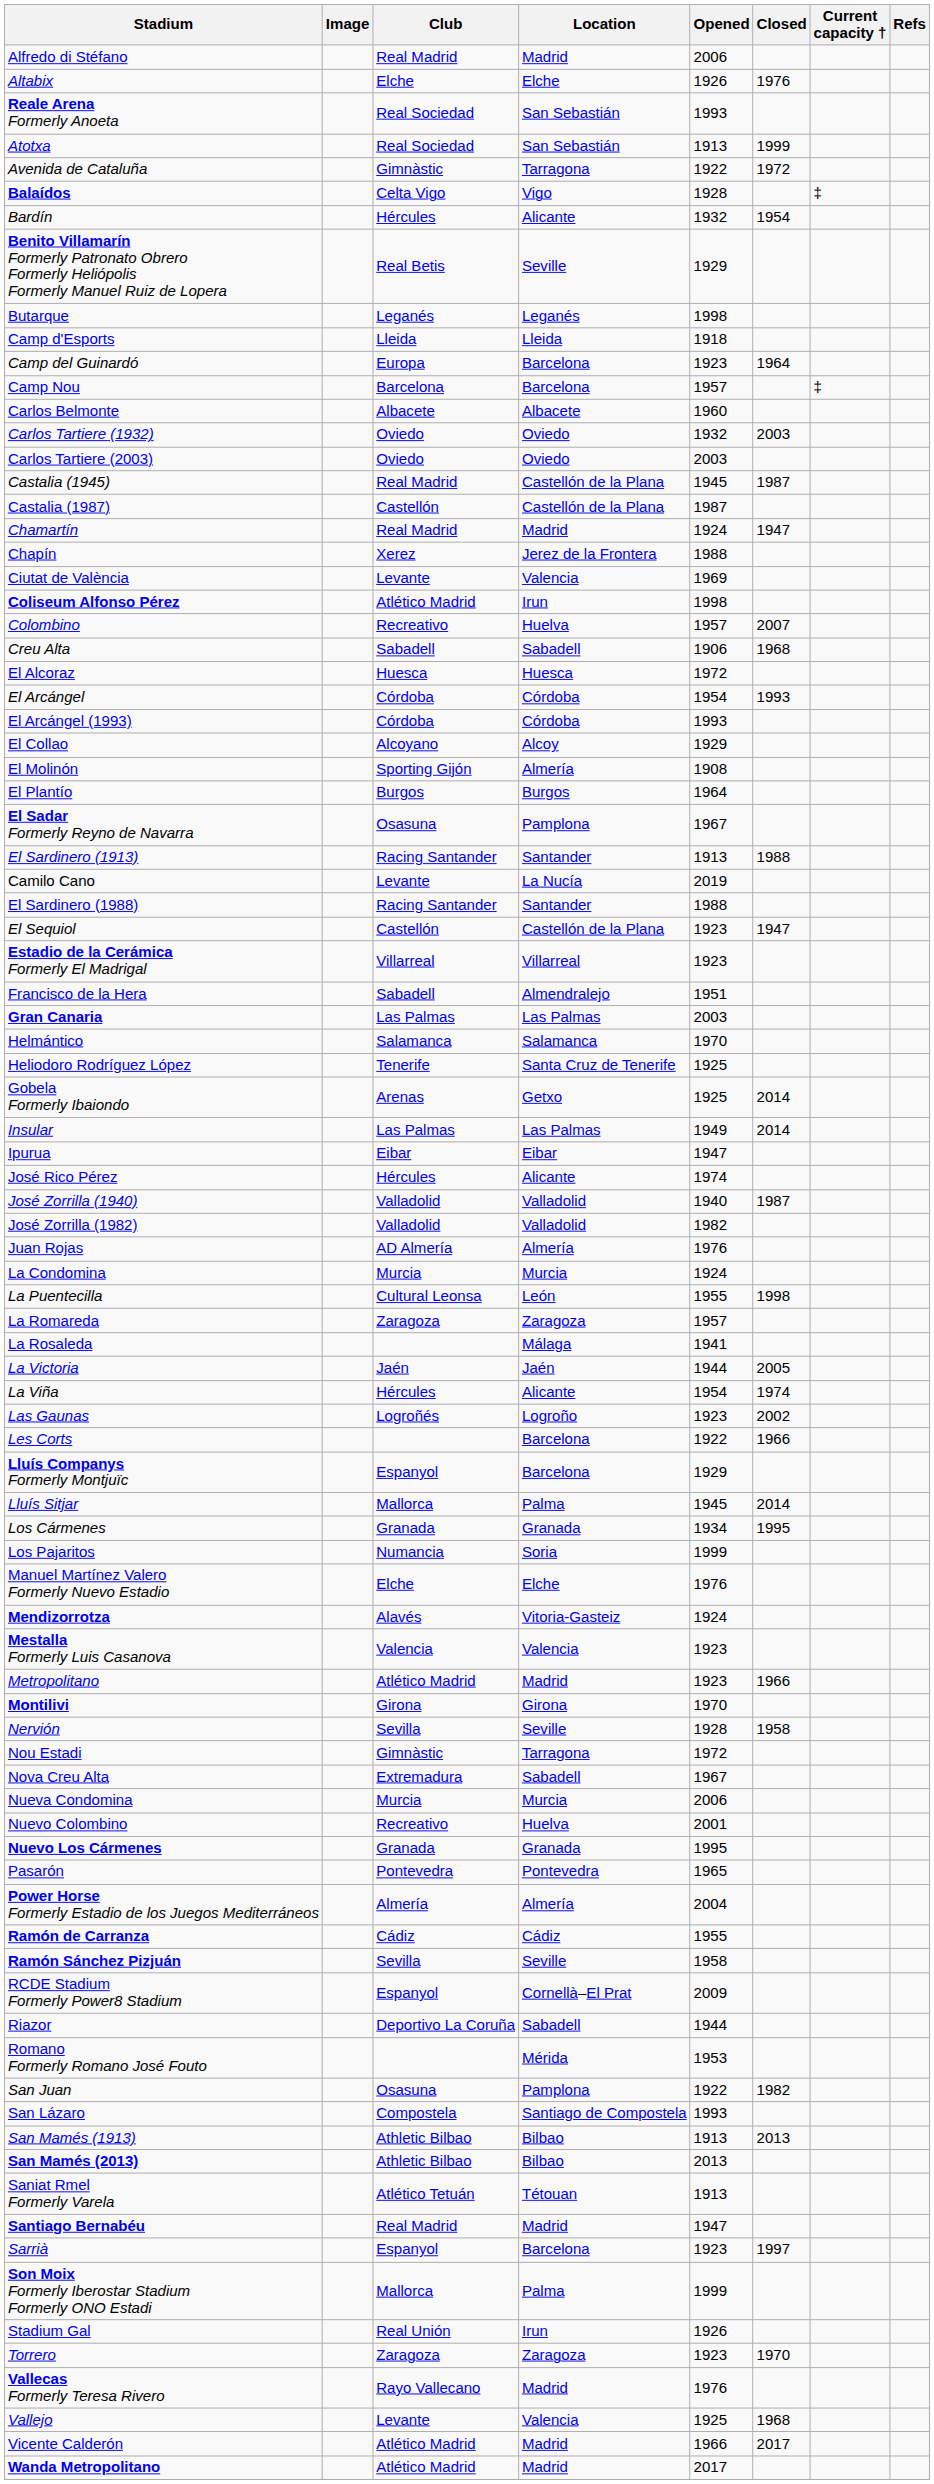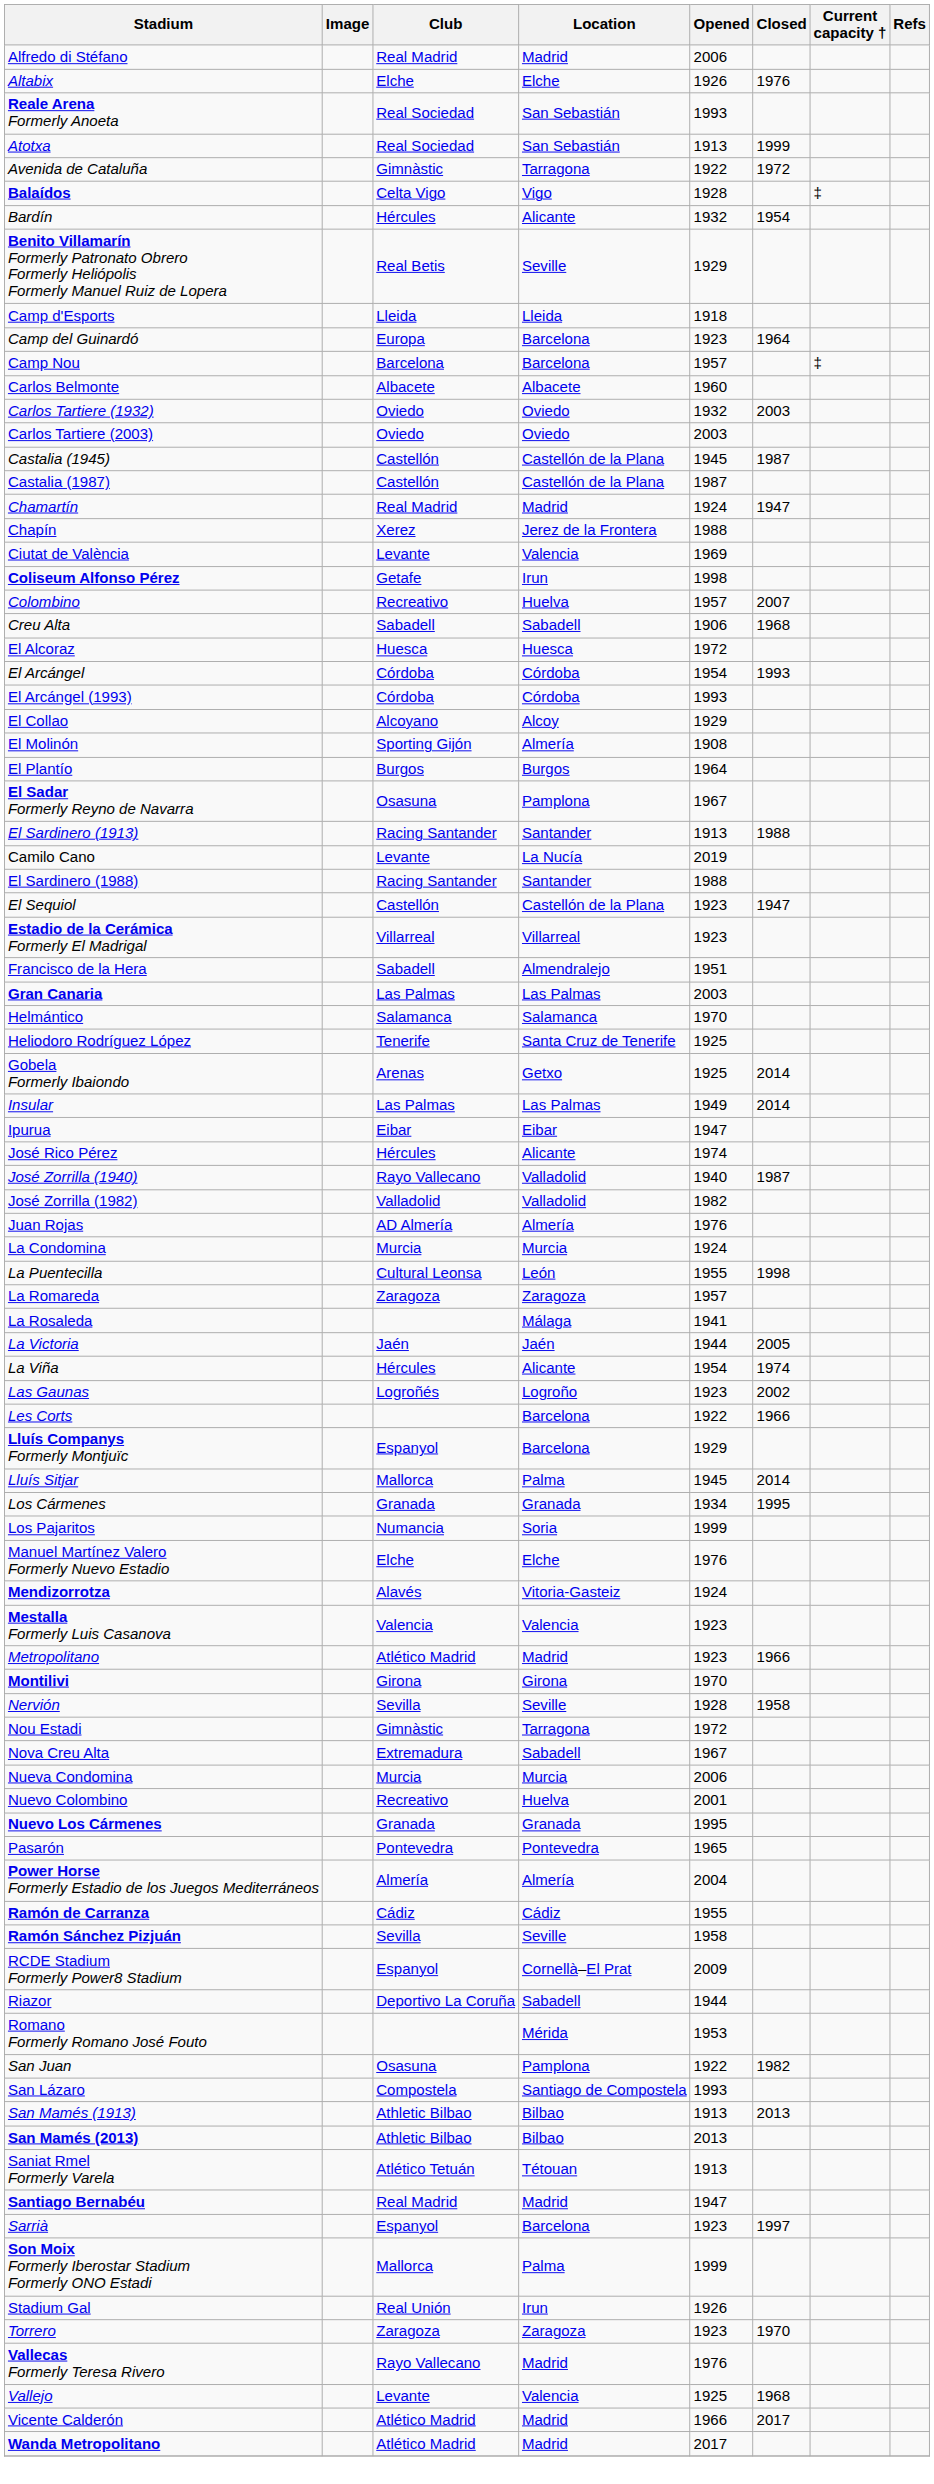- row: (38, 315)
(417, 482) Real Madrid -> (408, 458) Castellón
(426, 601) Atlético Madrid -> (399, 578) Getafe
(408, 1201) Valladolid -> (428, 1177) Rayo Vallecano
